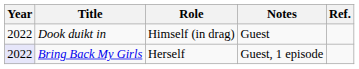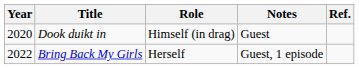(20, 34) 2022 -> (20, 34) 2020
(20, 53) lavender background -> (20, 53) no background
